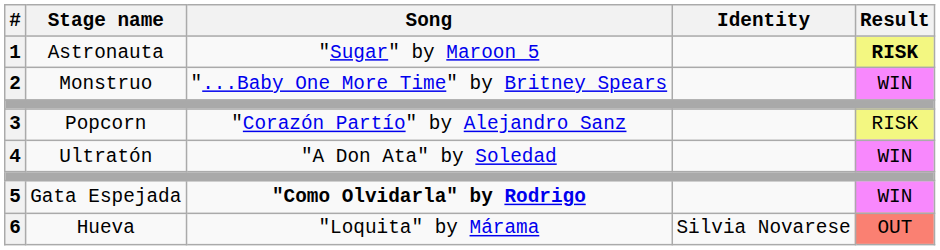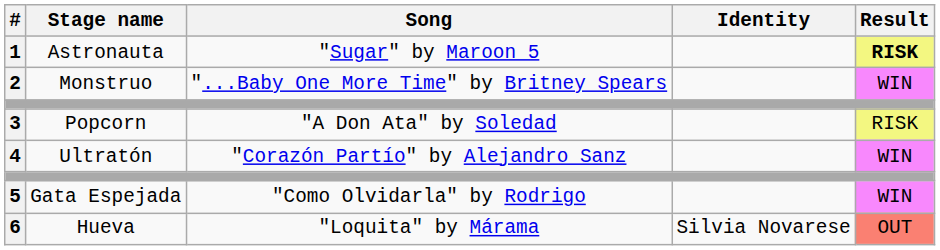(429, 124) "Corazón Partío" by Alejandro Sanz -> (429, 124) "A Don Ata" by Soledad
(429, 156) "A Don Ata" by Soledad -> (429, 156) "Corazón Partío" by Alejandro Sanz
(429, 197) bold -> (429, 197) normal
